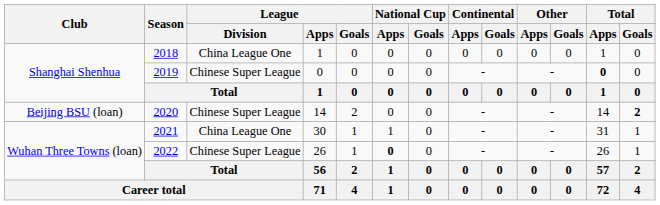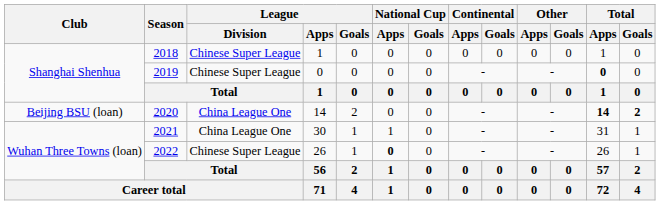(245, 53) China League One -> (245, 53) Chinese Super League
(245, 111) Chinese Super League -> (245, 111) China League One
(603, 111) normal -> (603, 111) bold
